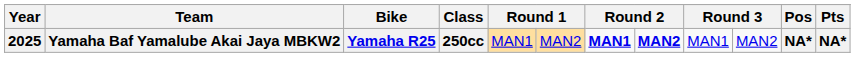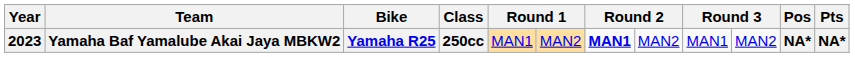(25, 40) 2025 -> (25, 40) 2023
(659, 40) bold -> (659, 40) normal
